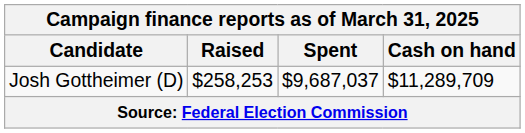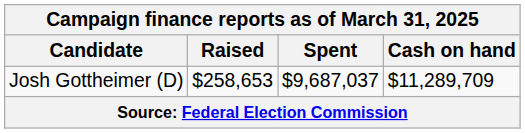(233, 81) $258,253 -> (233, 81) $258,653
